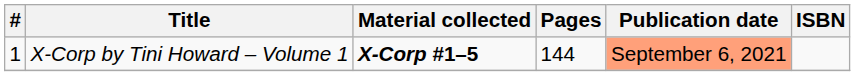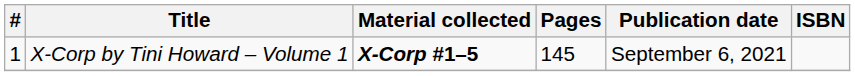(558, 53) 144 -> (558, 53) 145
(699, 53) lightsalmon background -> (699, 53) no background
